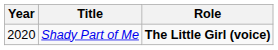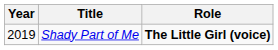(21, 34) 2020 -> (21, 34) 2019
